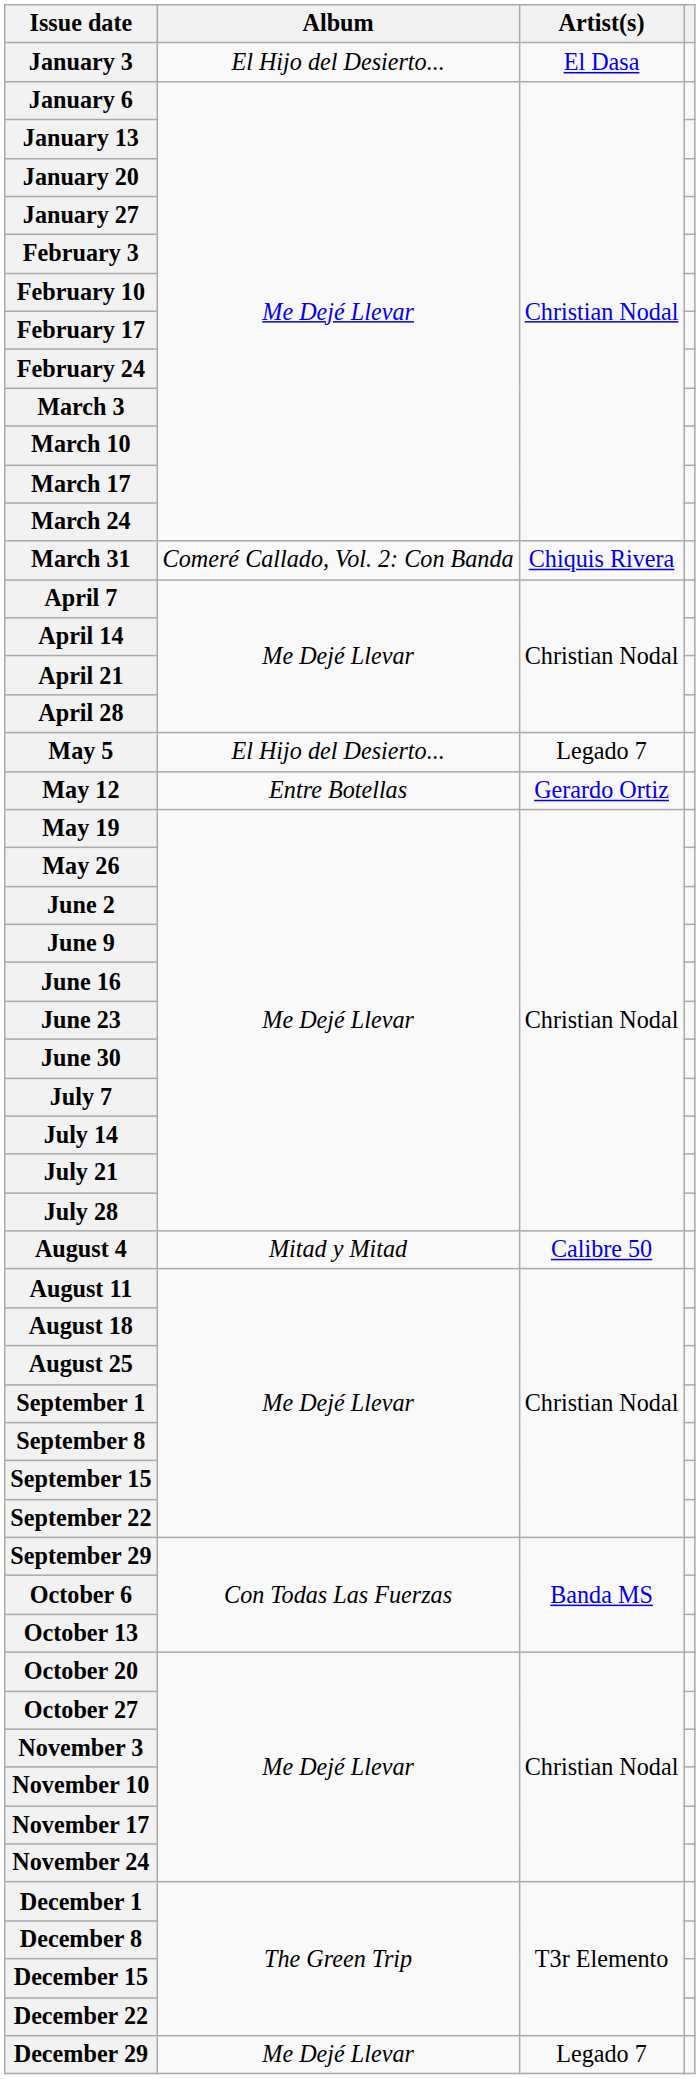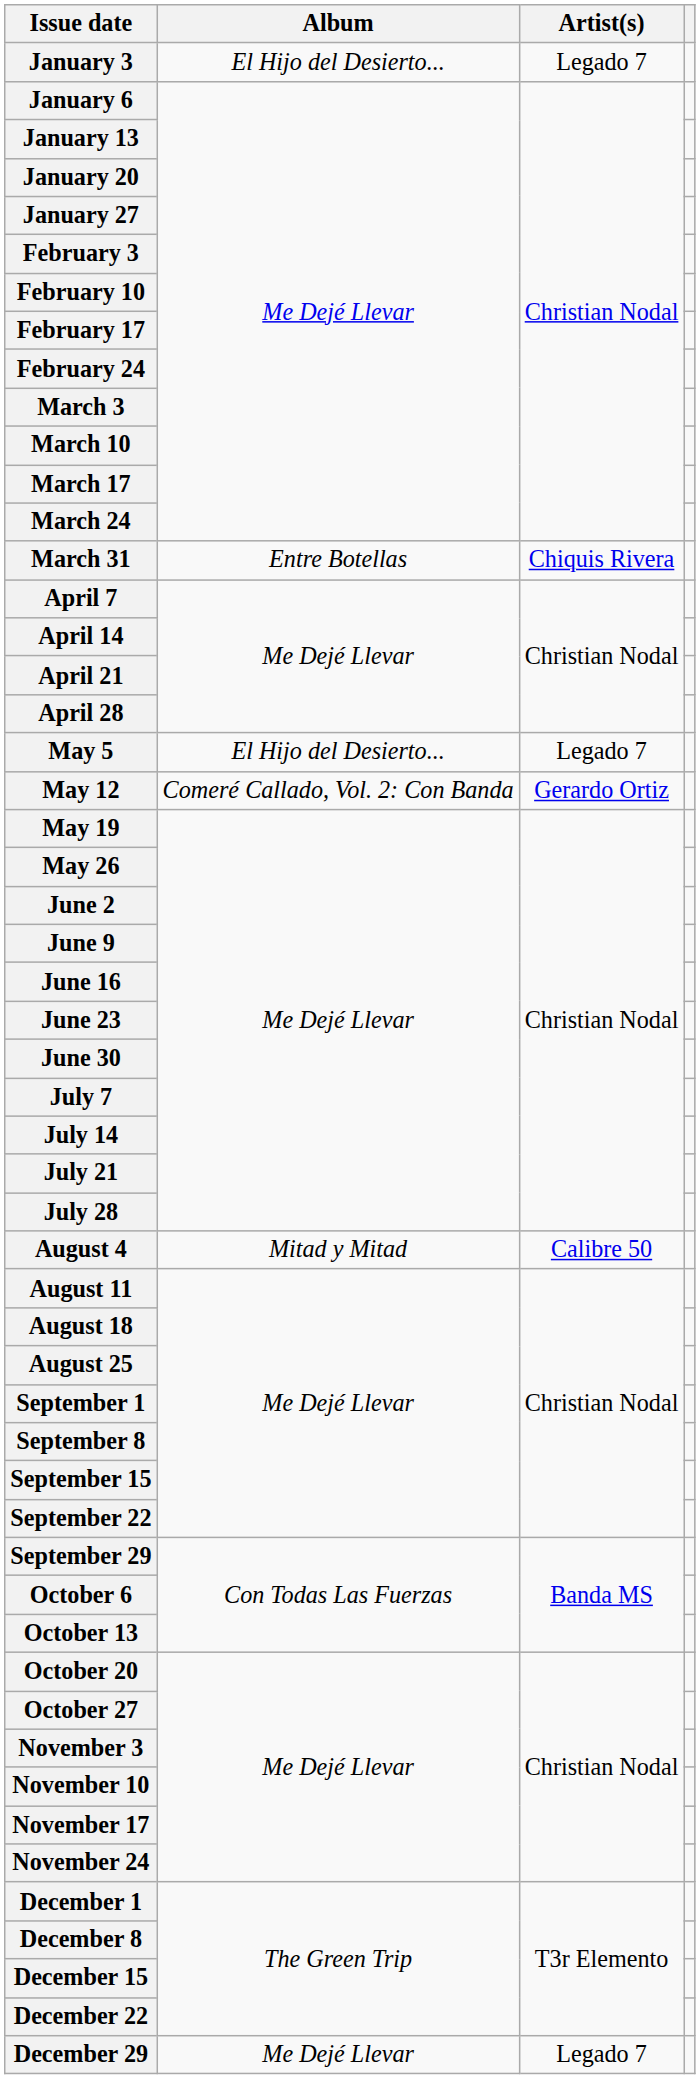(602, 61) El Dasa -> (602, 61) Legado 7
(338, 560) Comeré Callado, Vol. 2: Con Banda -> (338, 560) Entre Botellas
(338, 789) Entre Botellas -> (338, 789) Comeré Callado, Vol. 2: Con Banda
